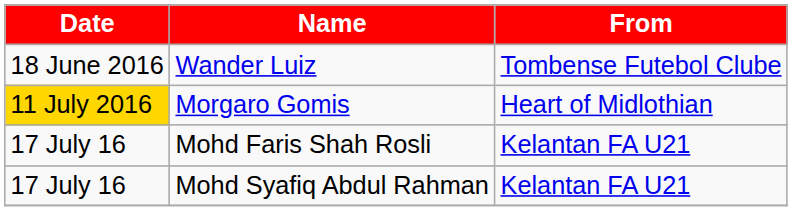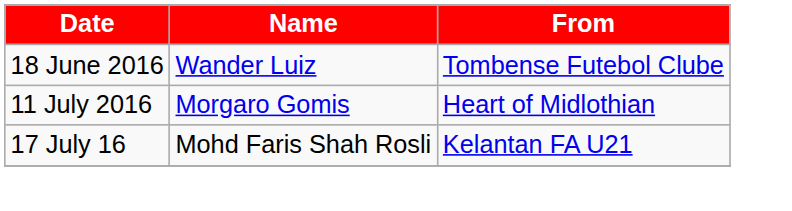(81, 104) gold background -> (81, 104) no background
- row: (332, 184)
